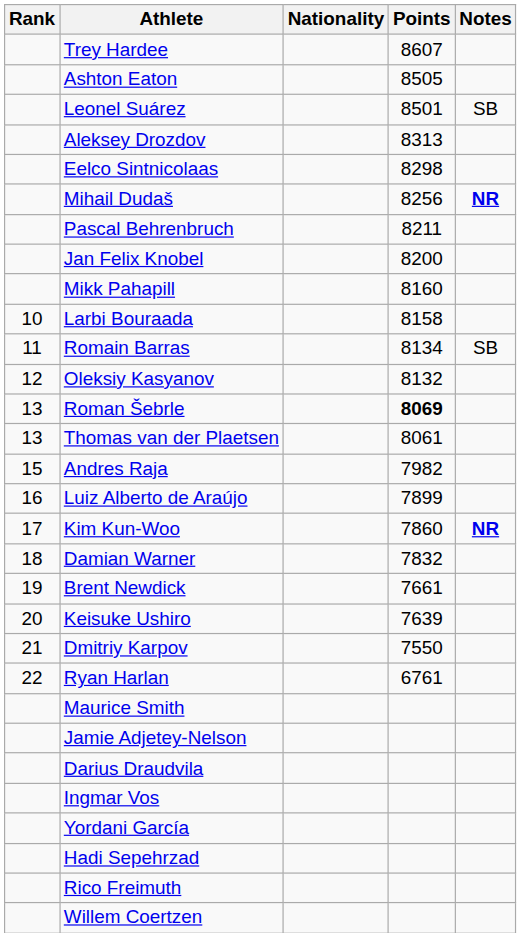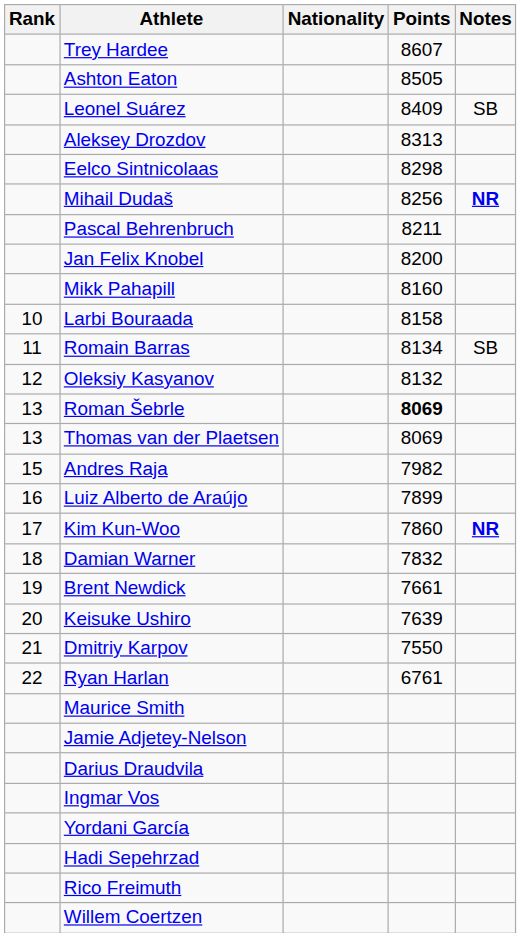(422, 109) 8501 -> (422, 109) 8409
(422, 438) 8061 -> (422, 438) 8069
